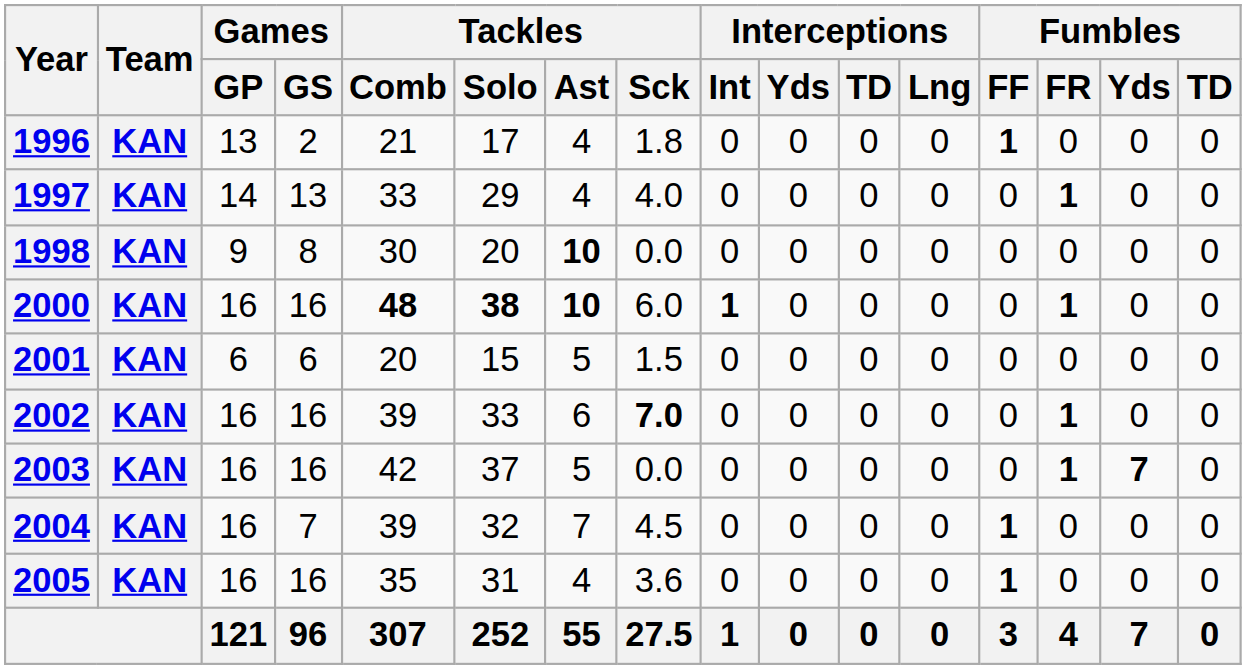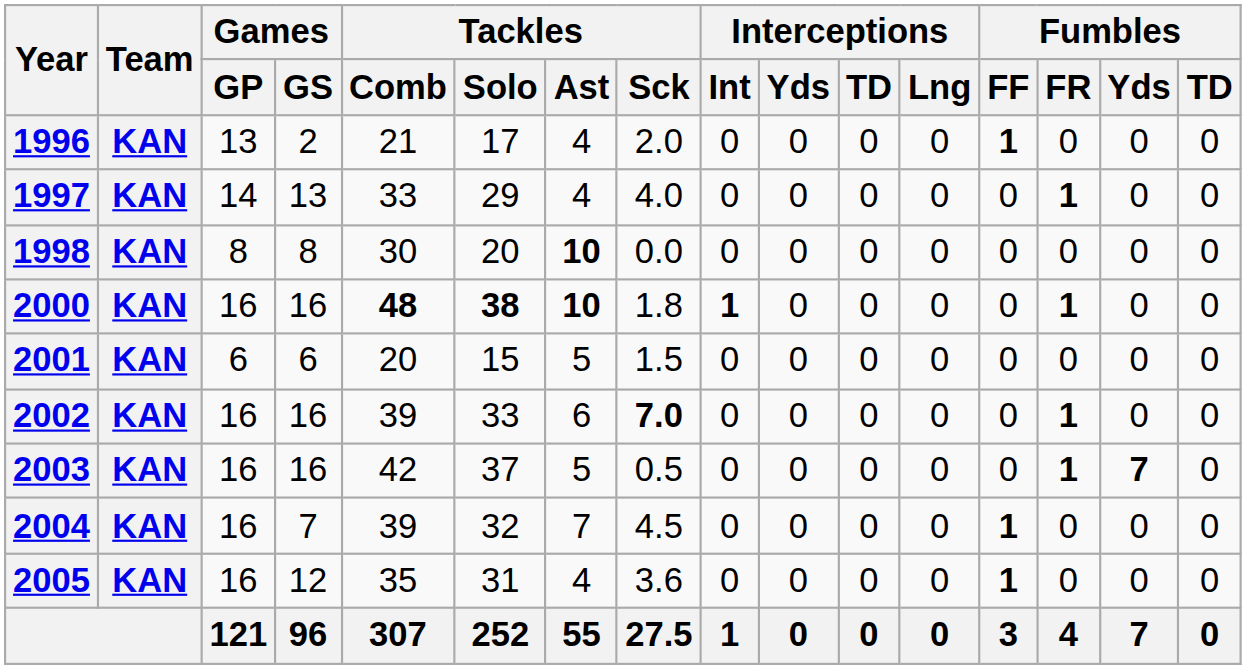(659, 141) 1.8 -> (659, 141) 2.0
(238, 251) 9 -> (238, 251) 8
(659, 305) 6.0 -> (659, 305) 1.8
(659, 470) 0.0 -> (659, 470) 0.5
(308, 580) 16 -> (308, 580) 12
